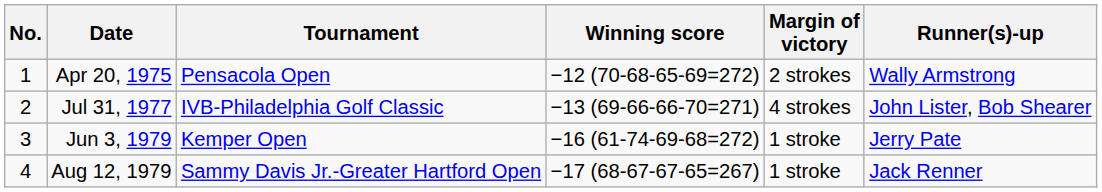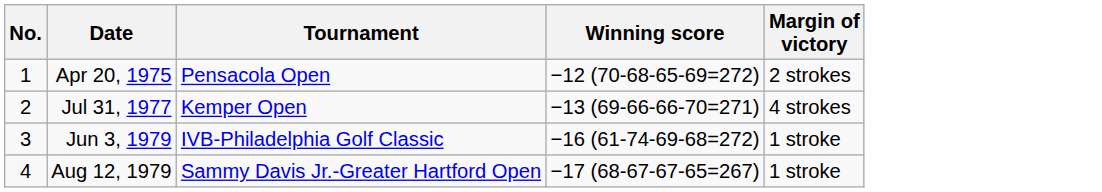- column: (980, 32)
(312, 107) IVB-Philadelphia Golf Classic -> (244, 107) Kemper Open
(244, 139) Kemper Open -> (312, 139) IVB-Philadelphia Golf Classic
